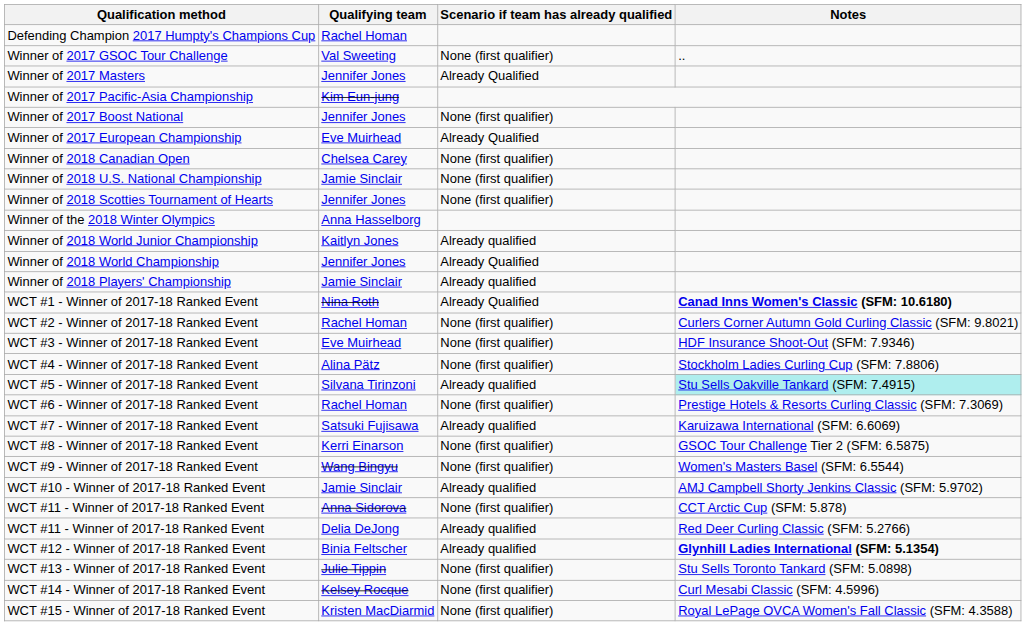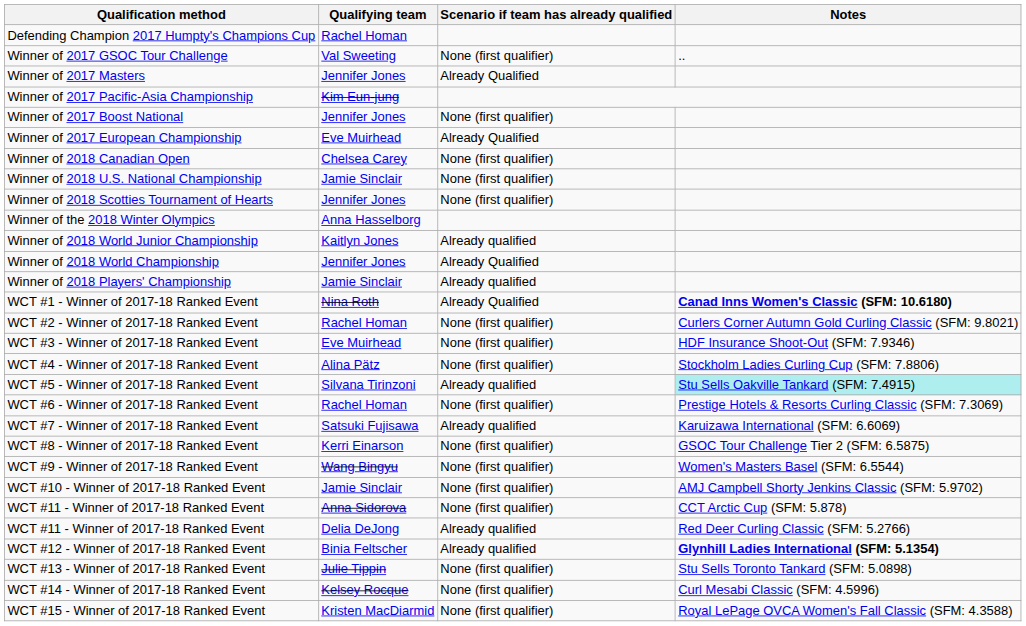(488, 487) Already qualified -> (497, 487) None (first qualifier)
